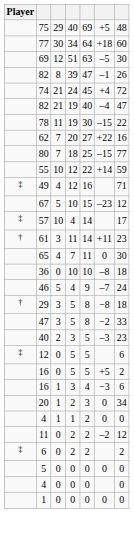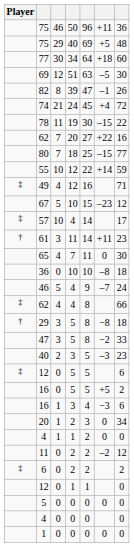+ row: (44, 28)
- row: (44, 106)
+ row: (44, 304)
+ row: (44, 487)
